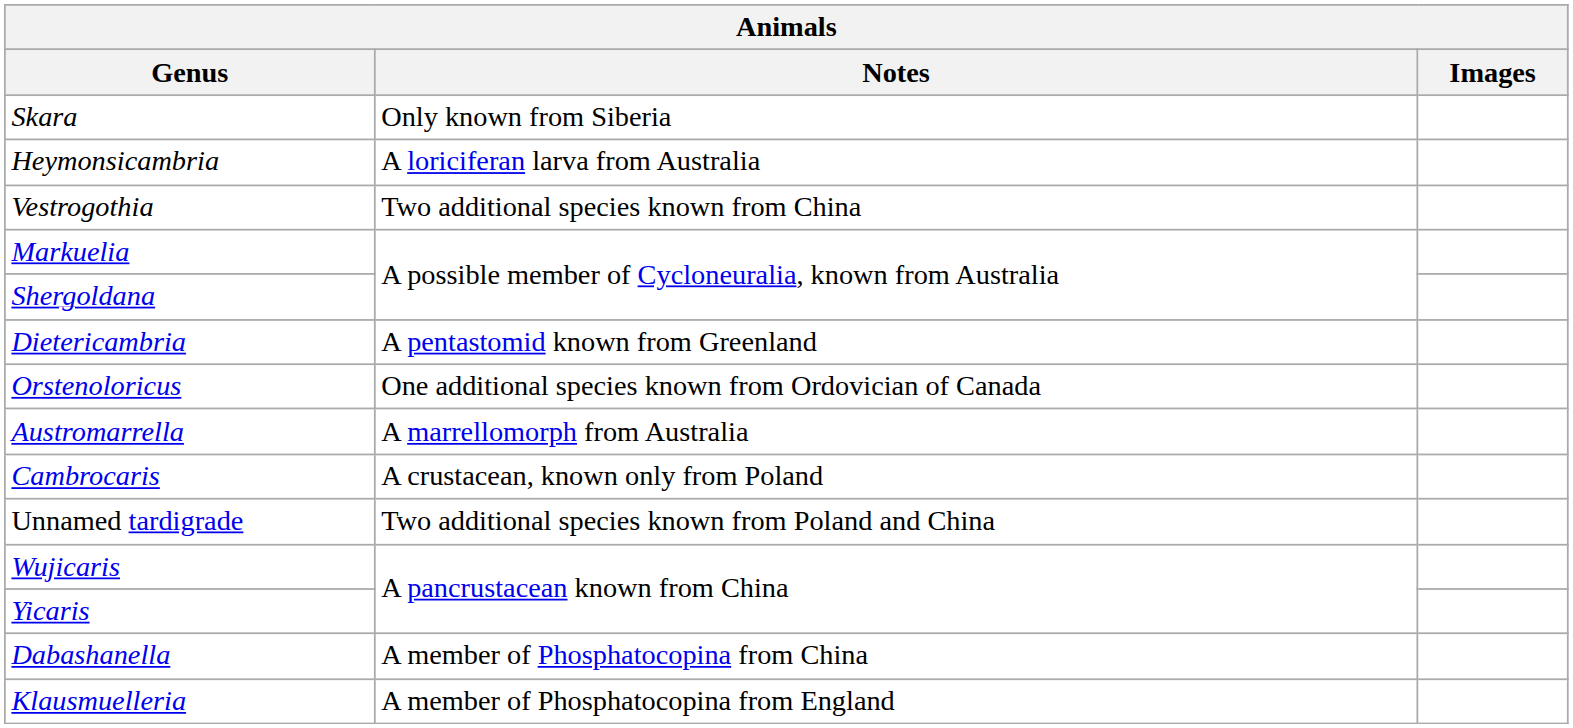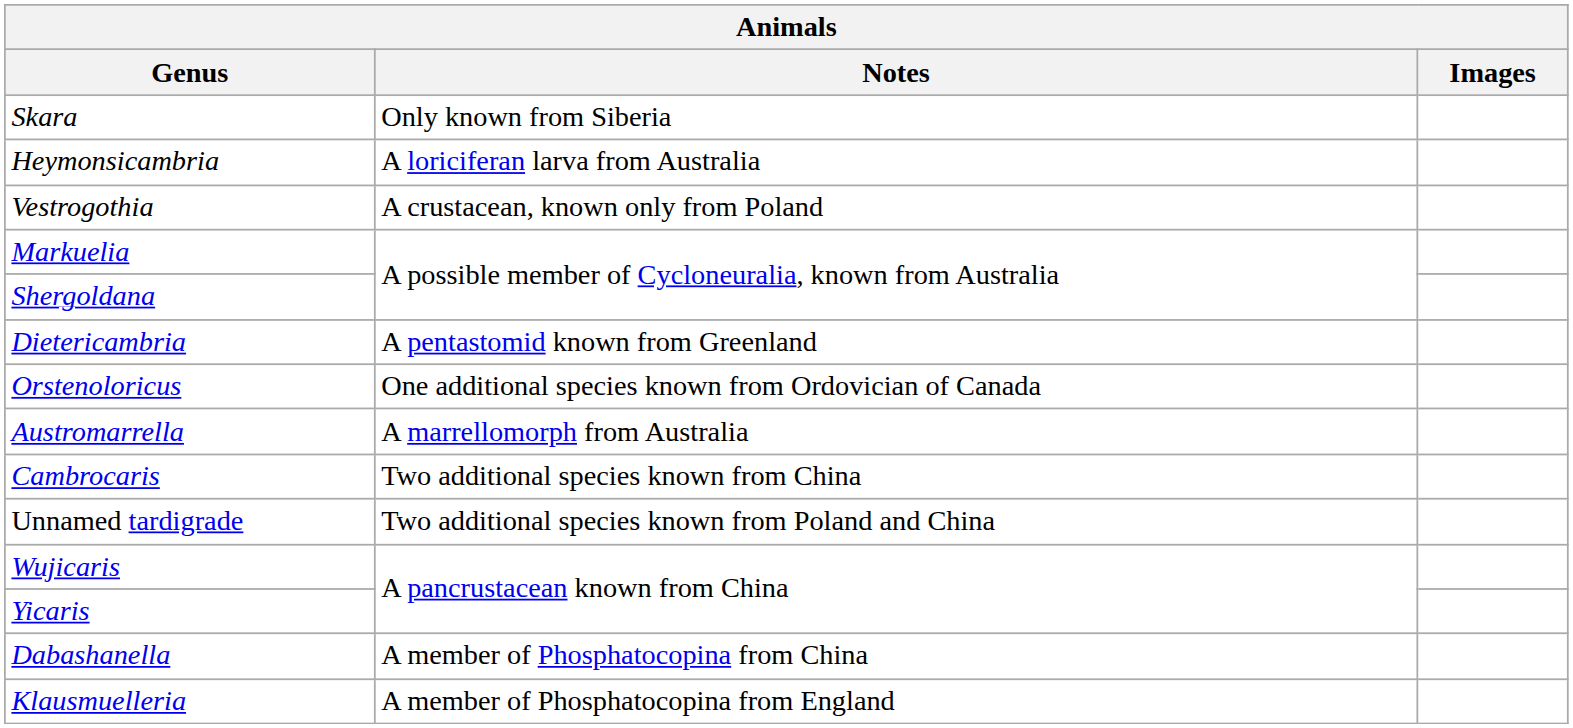(621, 206) Two additional species known from China -> (602, 206) A crustacean, known only from Poland
(602, 476) A crustacean, known only from Poland -> (621, 476) Two additional species known from China
